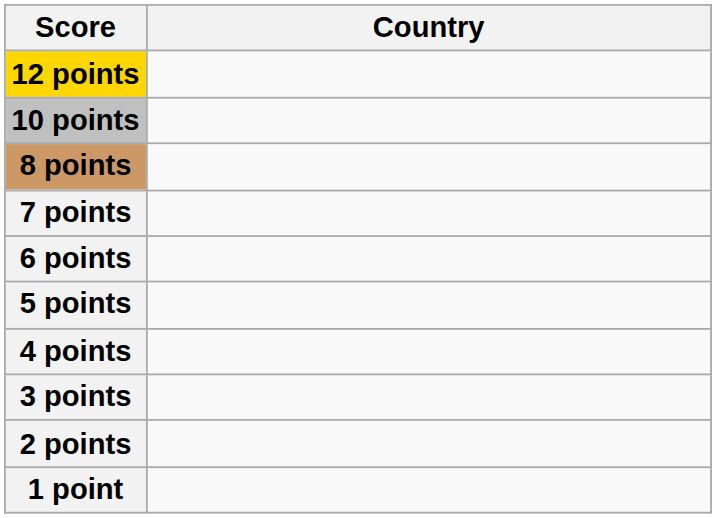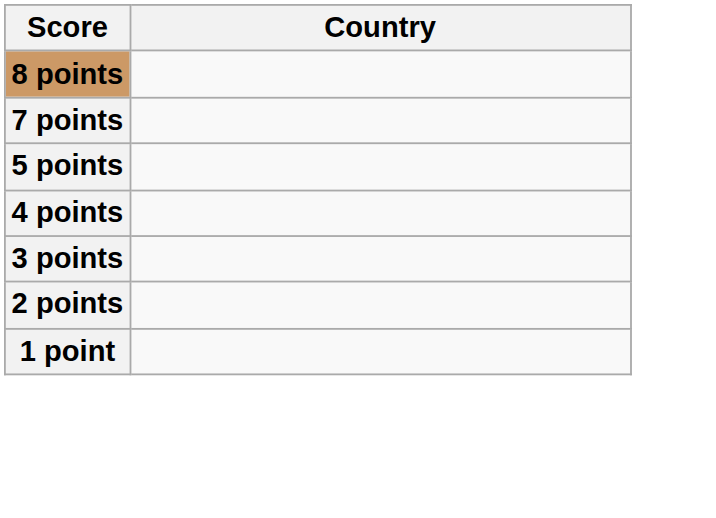- row: (76, 73)
- row: (76, 119)
- row: (76, 258)
